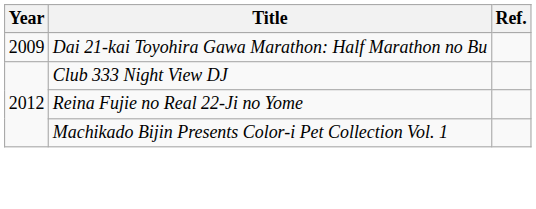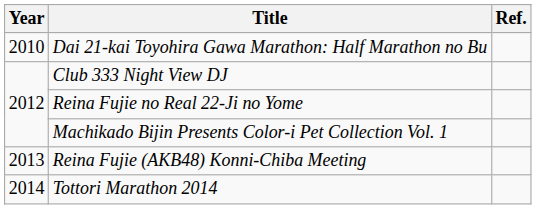(27, 47) 2009 -> (27, 47) 2010
+ row: (210, 160)
+ row: (135, 189)
